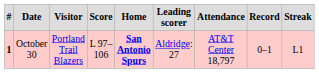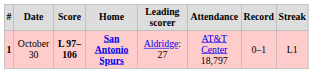- column: (68, 17)
(101, 49) normal -> (69, 49) bold
